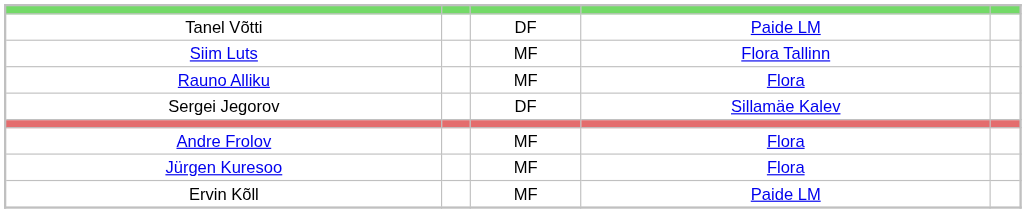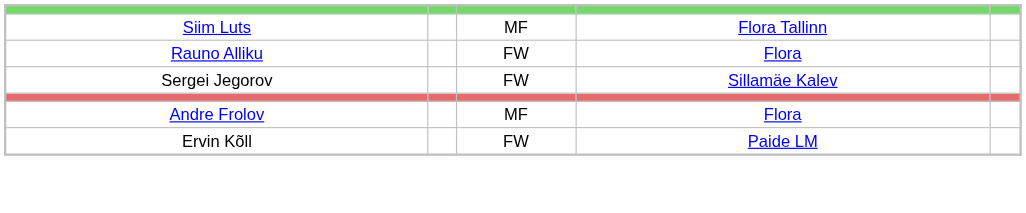- row: (224, 27)
(526, 80) MF -> (516, 53) FW
(526, 106) DF -> (516, 80) FW
- row: (224, 167)
(526, 194) MF -> (516, 141) FW
